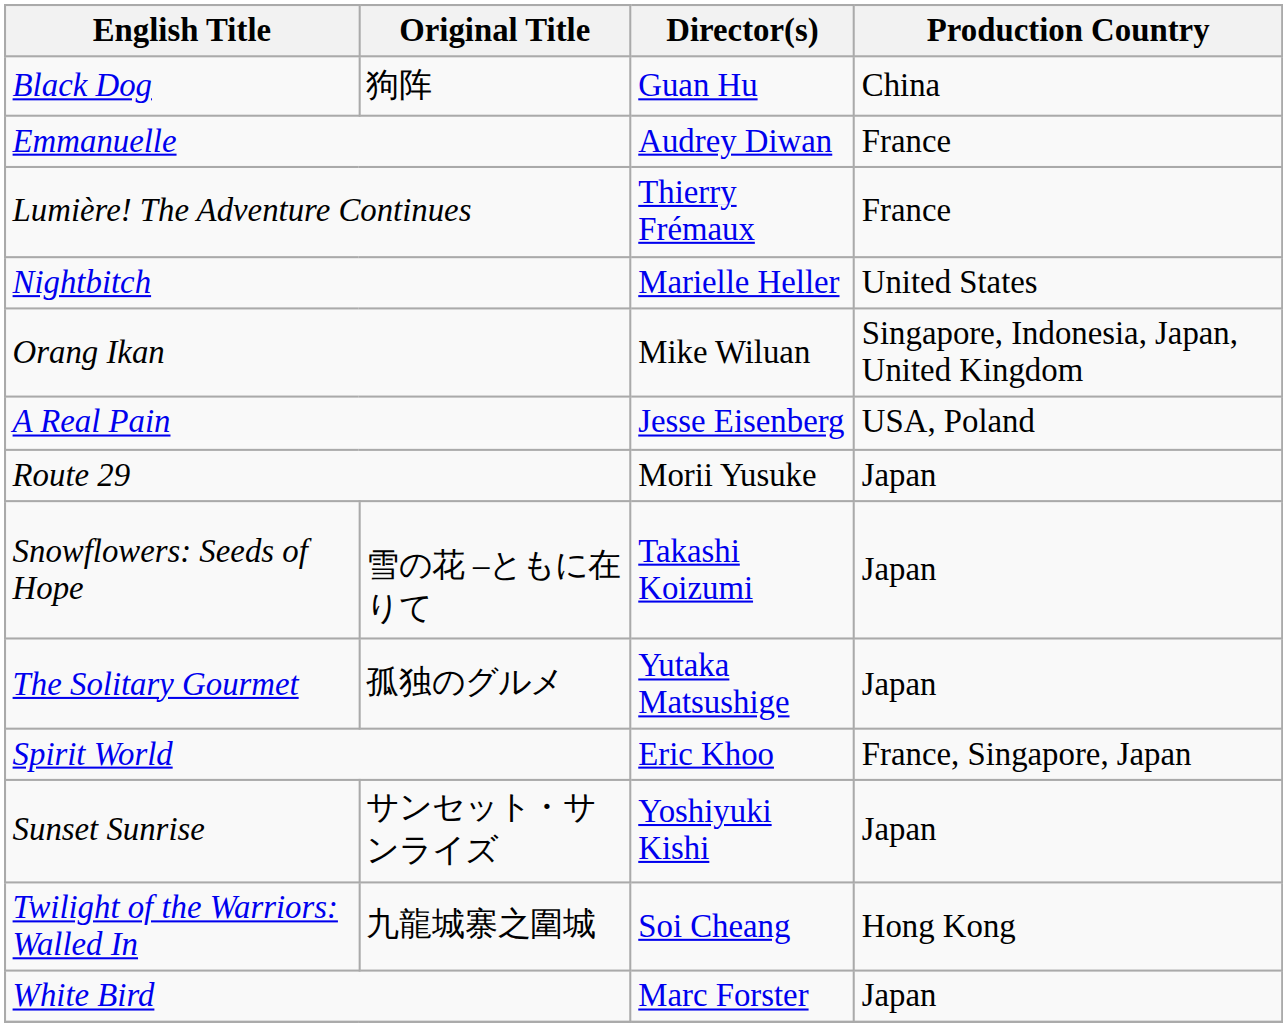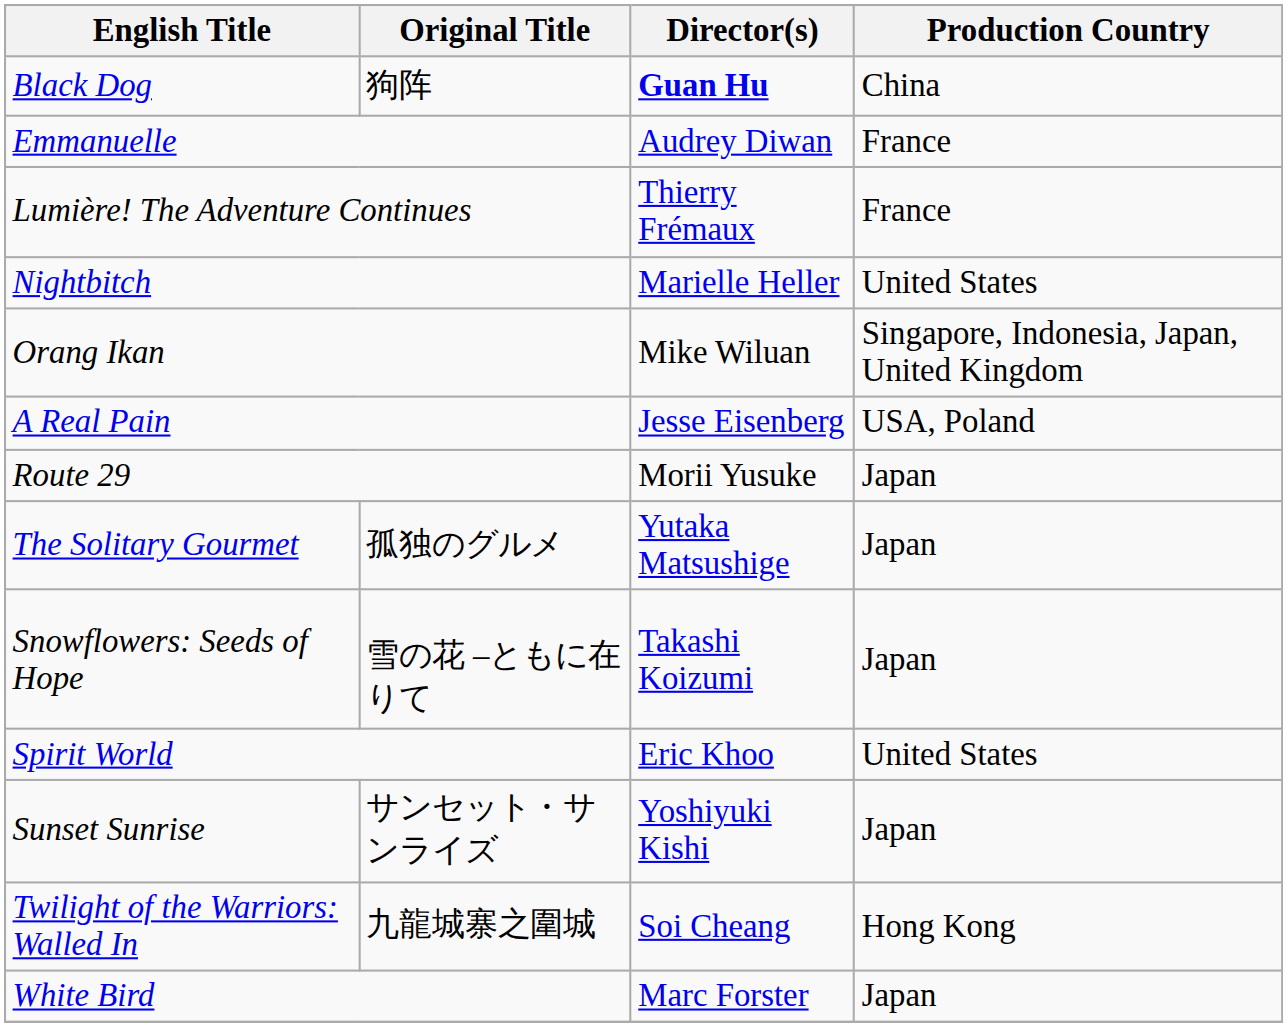(698, 85) normal -> (703, 85) bold
rows swapped: (160, 569) <-> (156, 683)
(1027, 753) France, Singapore, Japan -> (950, 753) United States
